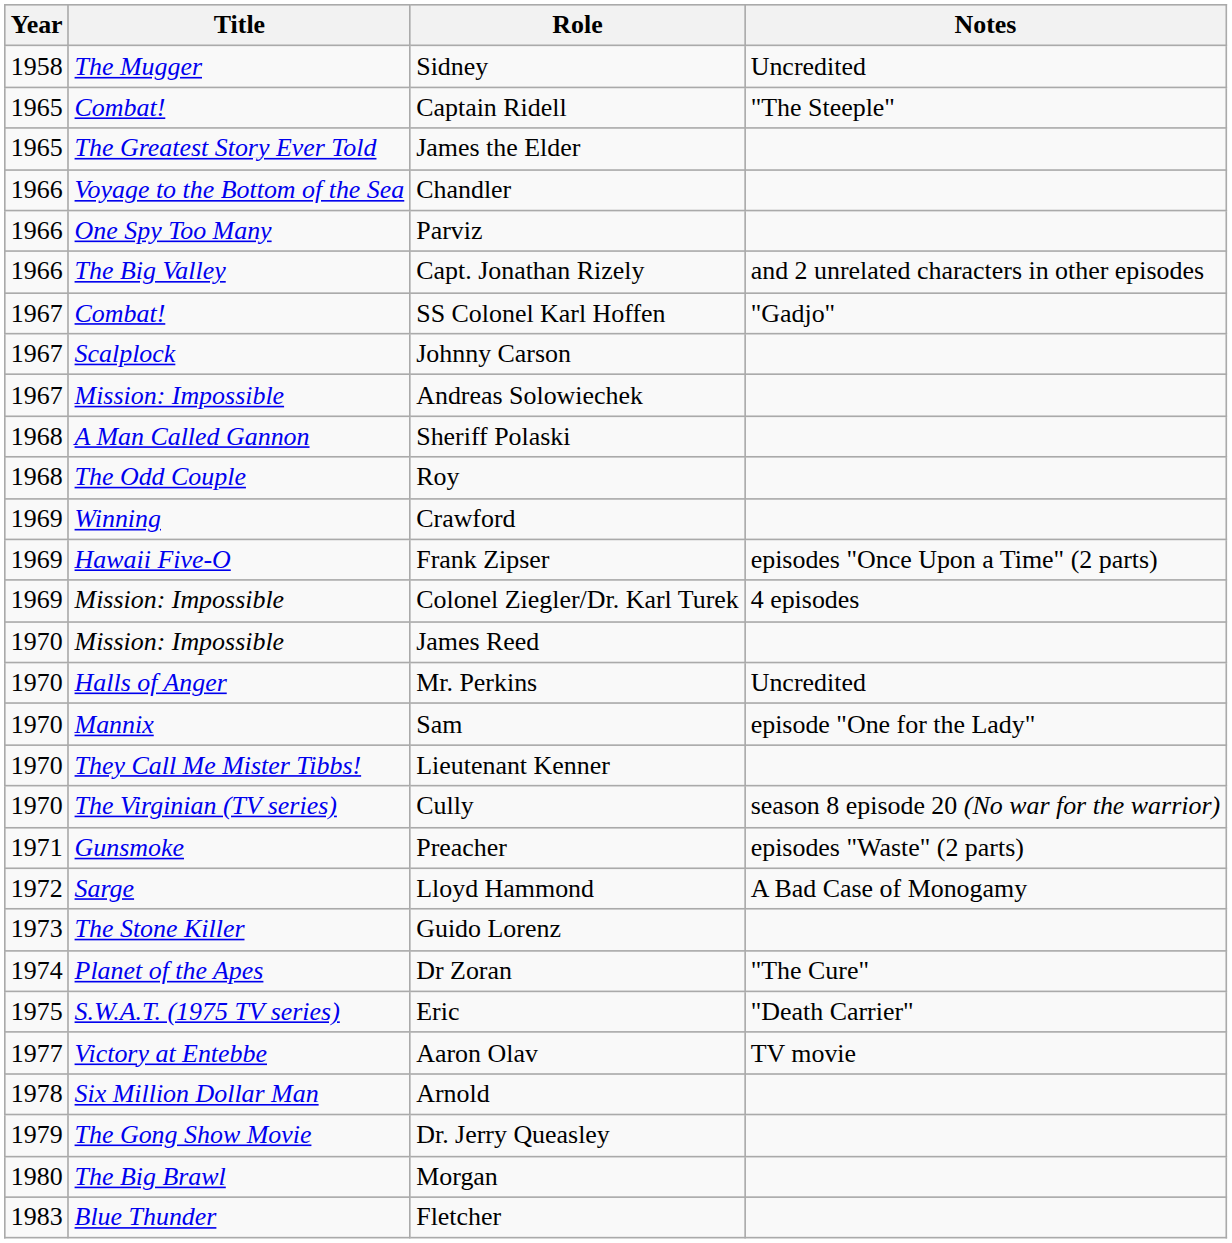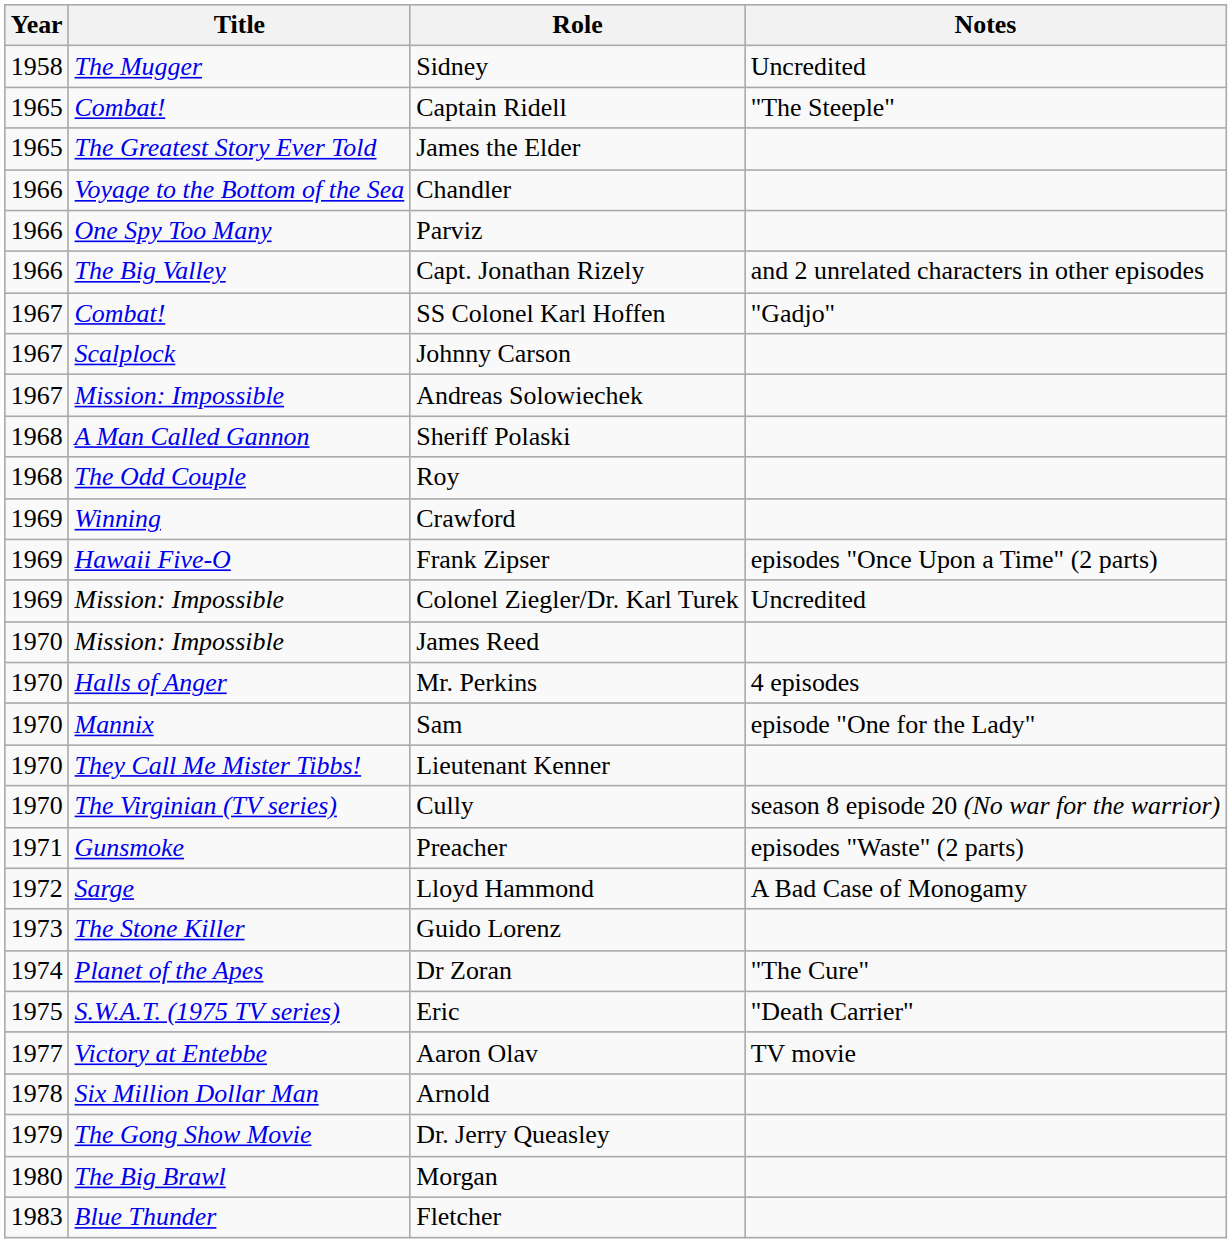(805, 600) 4 episodes -> (808, 600) Uncredited
(808, 682) Uncredited -> (805, 682) 4 episodes
